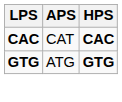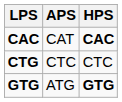+ row: (23, 62)
